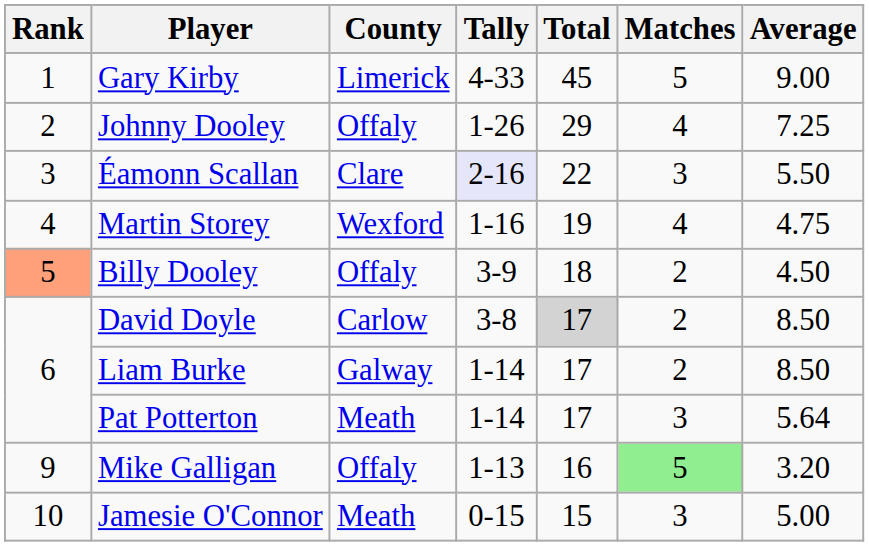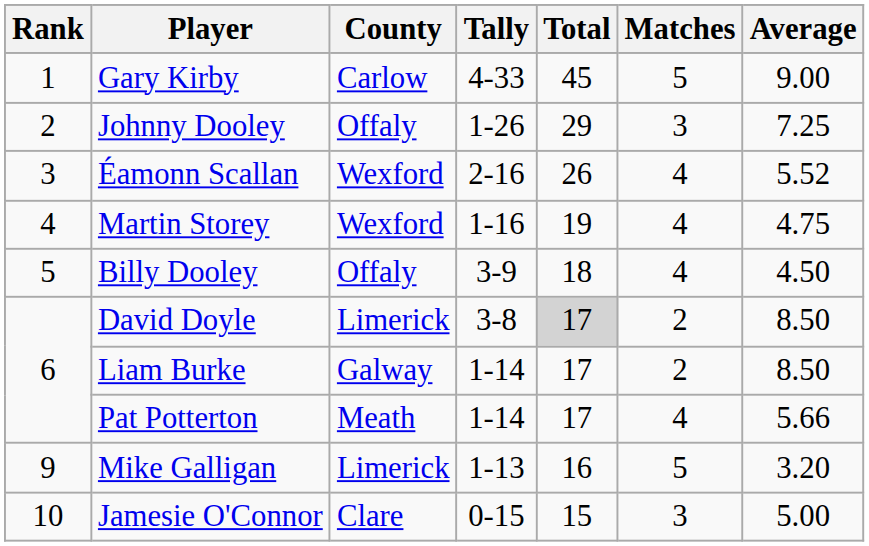(393, 77) Limerick -> (382, 77) Carlow
(680, 126) 4 -> (680, 126) 3
(370, 175) Clare -> (390, 175) Wexford
(496, 175) lavender background -> (496, 175) no background
(577, 175) 22 -> (577, 175) 26
(680, 175) 3 -> (680, 175) 4
(803, 175) 5.50 -> (803, 175) 5.52
(48, 272) lightsalmon background -> (48, 272) no background
(680, 272) 2 -> (680, 272) 4
(382, 321) Carlow -> (393, 321) Limerick
(680, 418) 3 -> (680, 418) 4
(803, 418) 5.64 -> (803, 418) 5.66
(377, 467) Offaly -> (393, 467) Limerick
(680, 467) lightgreen background -> (680, 467) no background
(376, 516) Meath -> (370, 516) Clare
